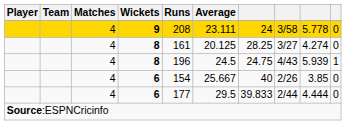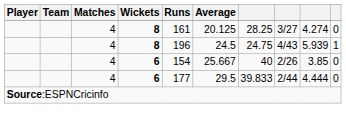- row: (22, 29)
